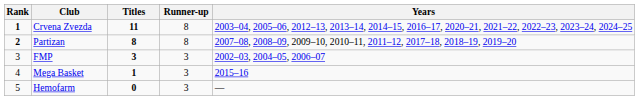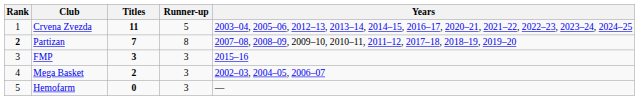(18, 27) bold -> (18, 27) normal
(186, 27) 8 -> (186, 27) 5
(134, 42) 8 -> (134, 42) 7
(270, 57) 2002–03, 2004–05, 2006–07 -> (231, 57) 2015–16
(134, 73) 1 -> (134, 73) 2
(231, 73) 2015–16 -> (270, 73) 2002–03, 2004–05, 2006–07
